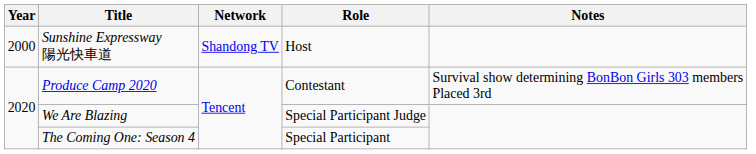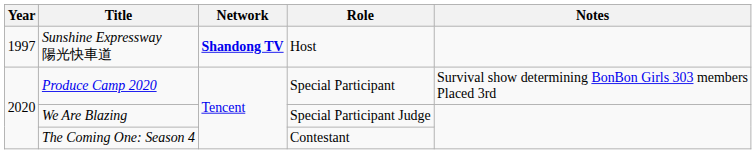(22, 46) 2000 -> (22, 46) 1997
(240, 46) normal -> (243, 46) bold
(315, 85) Contestant -> (342, 85) Special Participant
(338, 137) Special Participant -> (320, 137) Contestant
